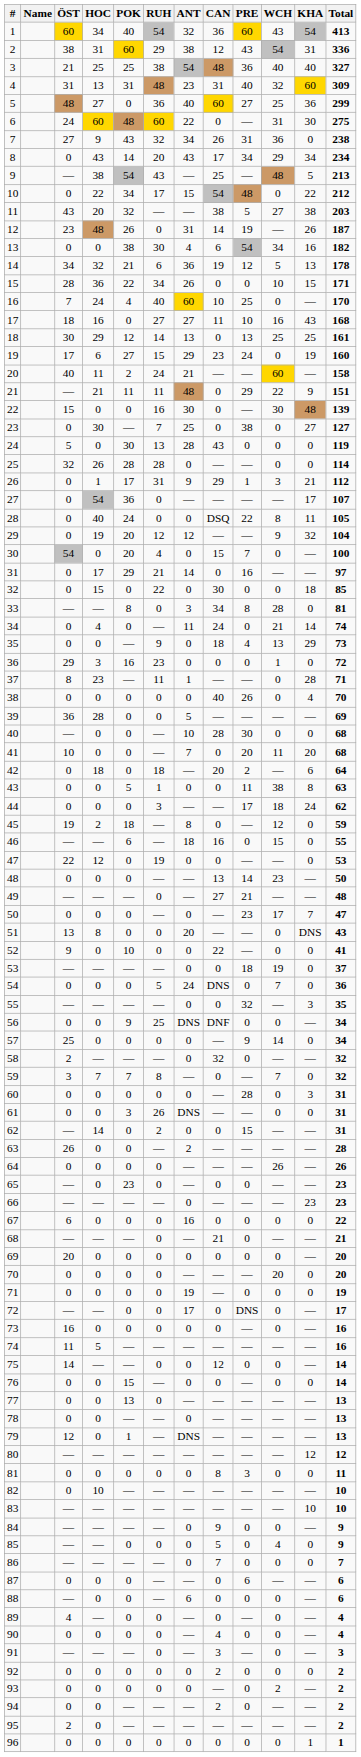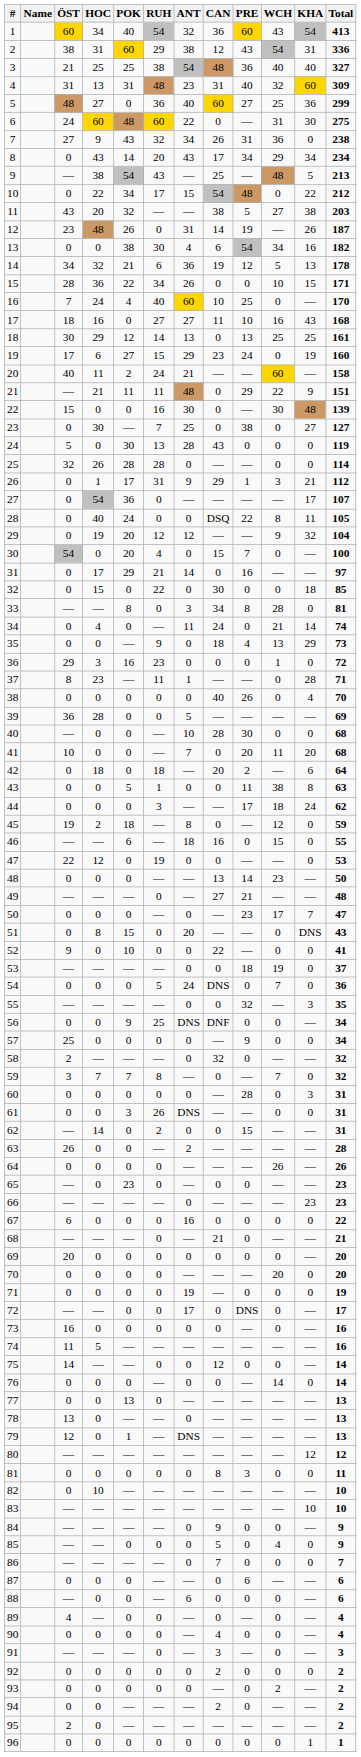(69, 932) 13 -> (69, 932) 0
(129, 932) 0 -> (129, 932) 15
(278, 1040) 14 -> (278, 1040) 0
(129, 1382) 15 -> (129, 1382) 0
(278, 1382) 0 -> (278, 1382) 14
(69, 1418) 0 -> (69, 1418) 13
